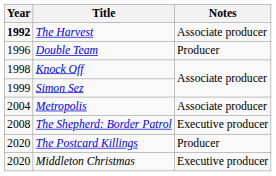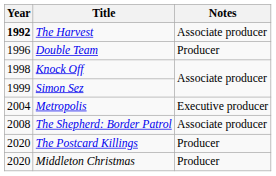(222, 106) Associate producer -> (223, 106) Executive producer
(223, 124) Executive producer -> (222, 124) Associate producer
(223, 161) Executive producer -> (198, 161) Producer
